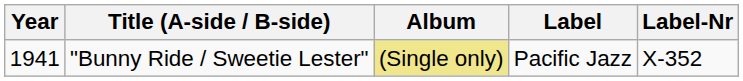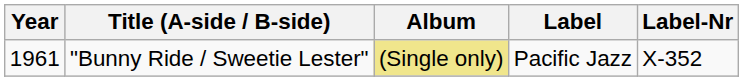(35, 57) 1941 -> (35, 57) 1961
